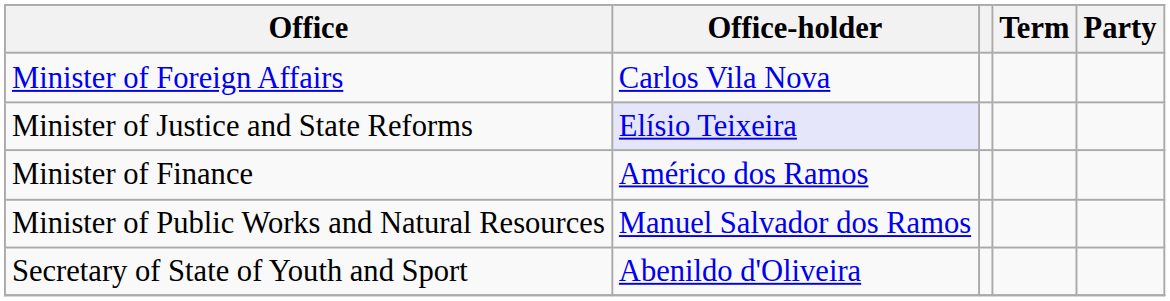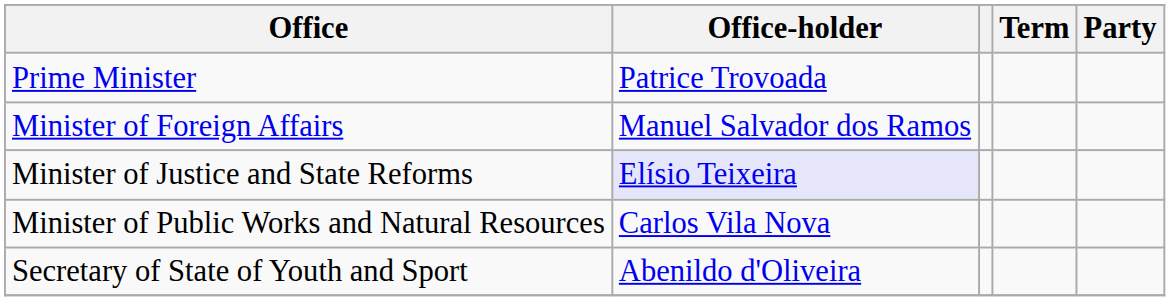+ row: (104, 77)
(725, 77) Carlos Vila Nova -> (795, 125) Manuel Salvador dos Ramos
- row: (133, 174)
(795, 222) Manuel Salvador dos Ramos -> (725, 222) Carlos Vila Nova
